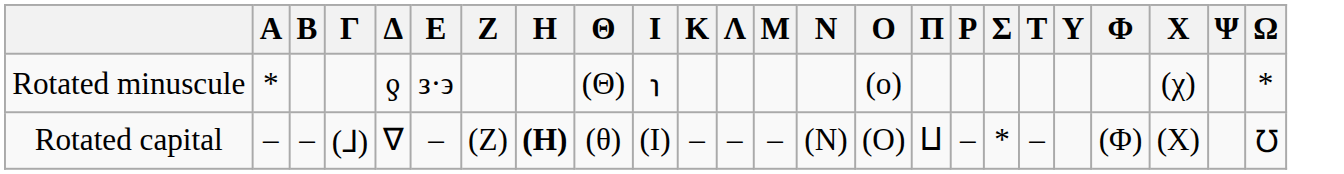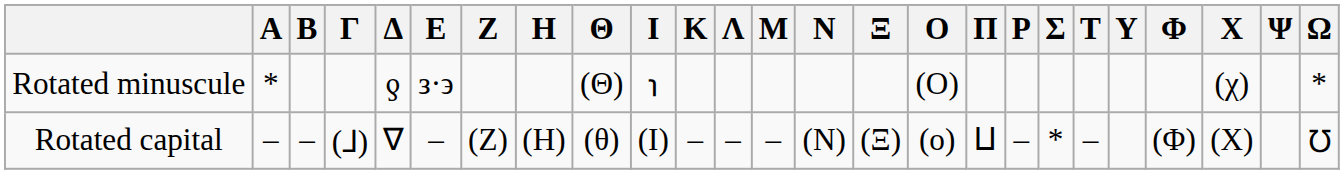+ column: (881, 29)
(884, 82) (ο) -> (937, 82) (Ο)
(545, 139) bold -> (544, 139) normal
(884, 139) (Ο) -> (937, 139) (ο)
